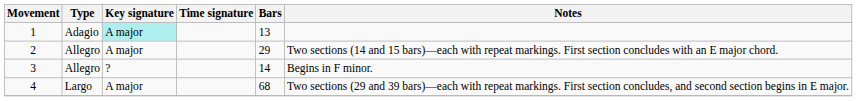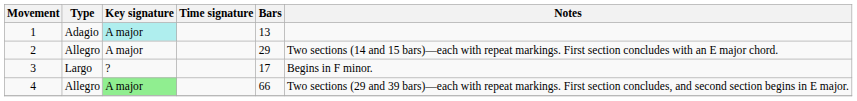(82, 68) Allegro -> (78, 68) Largo
(264, 68) 14 -> (264, 68) 17
(78, 86) Largo -> (82, 86) Allegro
(124, 86) no background -> (124, 86) lightgreen background
(264, 86) 68 -> (264, 86) 66
